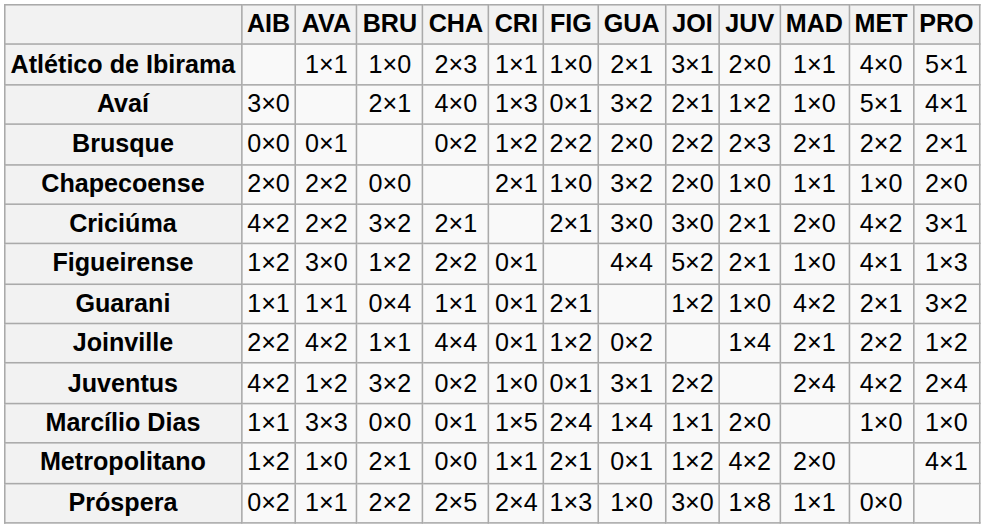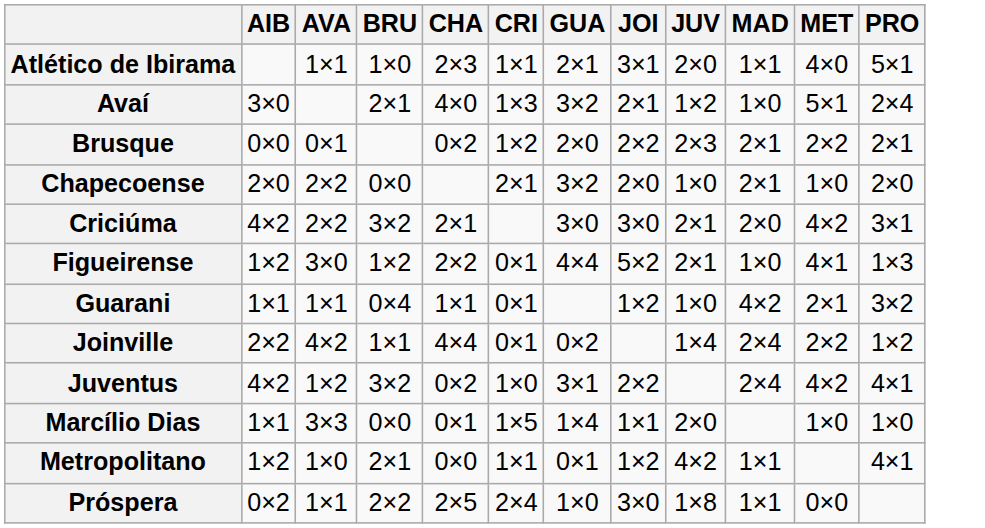- column: (571, 24)
(946, 104) 4×1 -> (892, 104) 2×4
(814, 183) 1×1 -> (760, 183) 2×1
(814, 343) 2×1 -> (760, 343) 2×4
(946, 382) 2×4 -> (892, 382) 4×1
(814, 462) 2×0 -> (760, 462) 1×1
